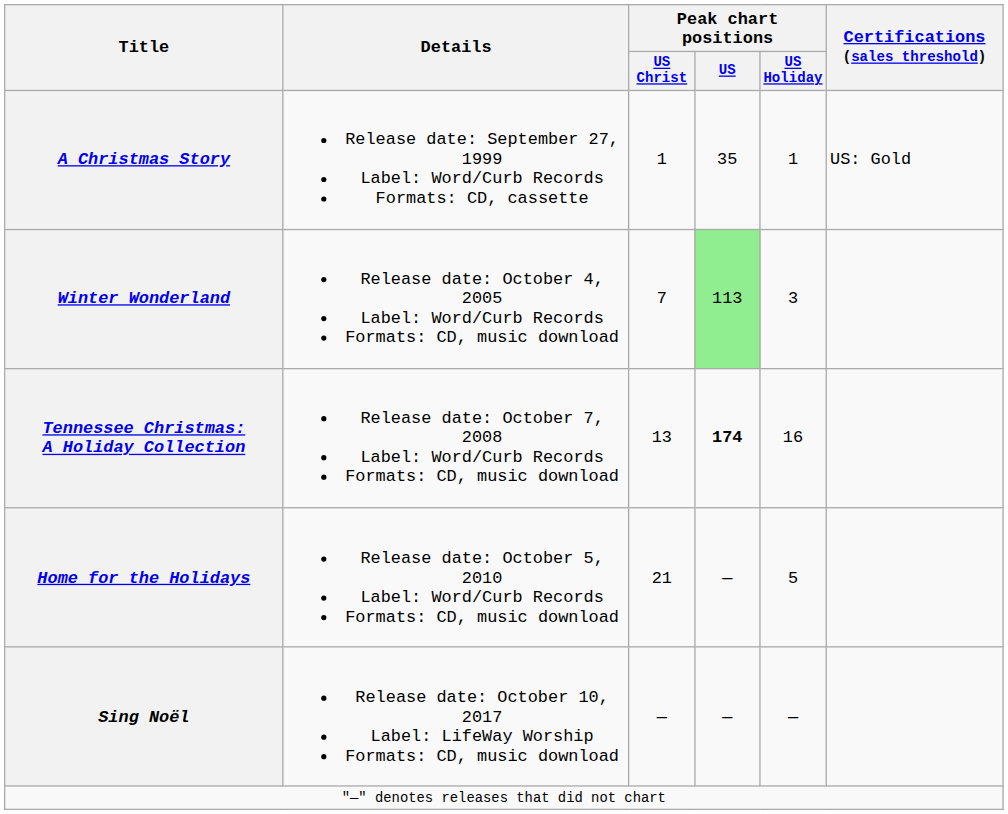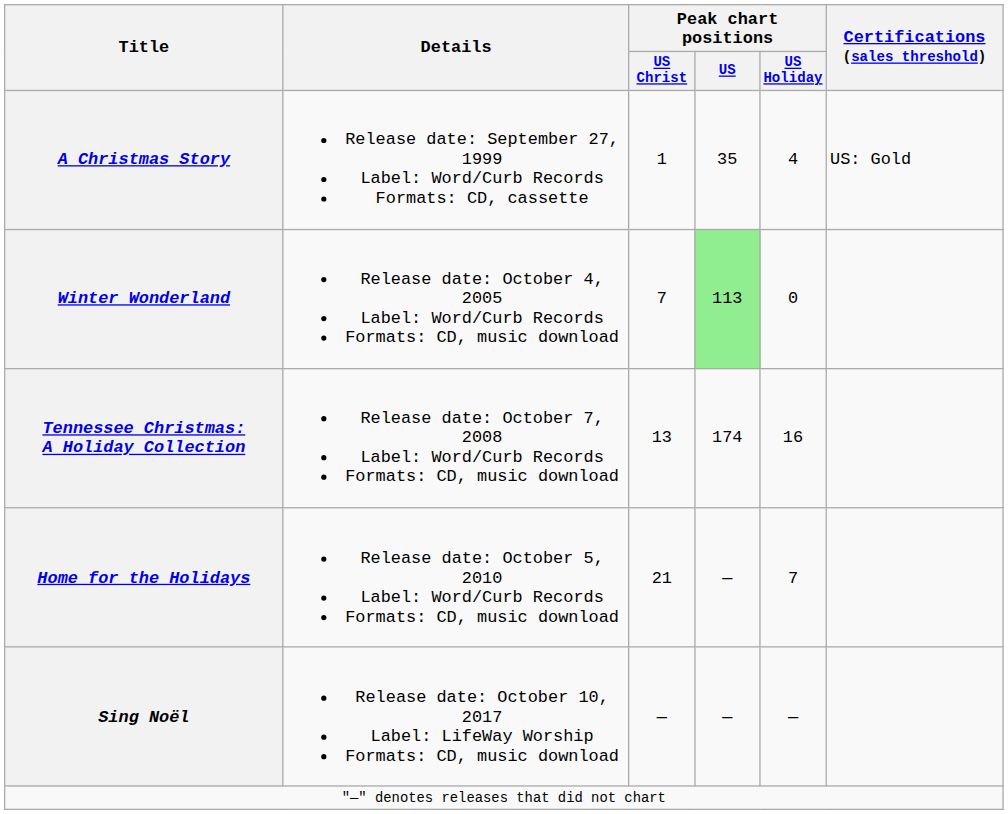(793, 159) 1 -> (793, 159) 4
(793, 299) 3 -> (793, 299) 0
(727, 438) bold -> (727, 438) normal
(793, 578) 5 -> (793, 578) 7
